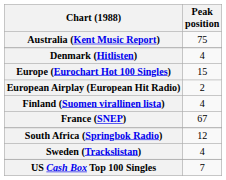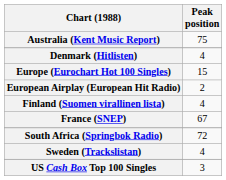(202, 135) 12 -> (202, 135) 72
(202, 167) 7 -> (202, 167) 3
